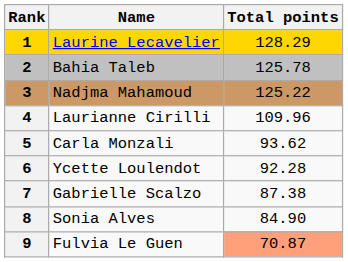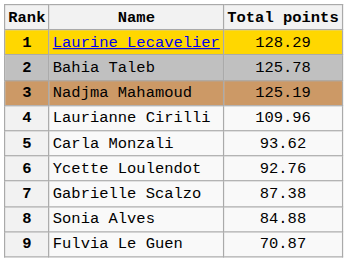(283, 93) 125.22 -> (283, 93) 125.19
(283, 168) 92.28 -> (283, 168) 92.76
(283, 219) 84.90 -> (283, 219) 84.88
(283, 244) lightsalmon background -> (283, 244) no background
